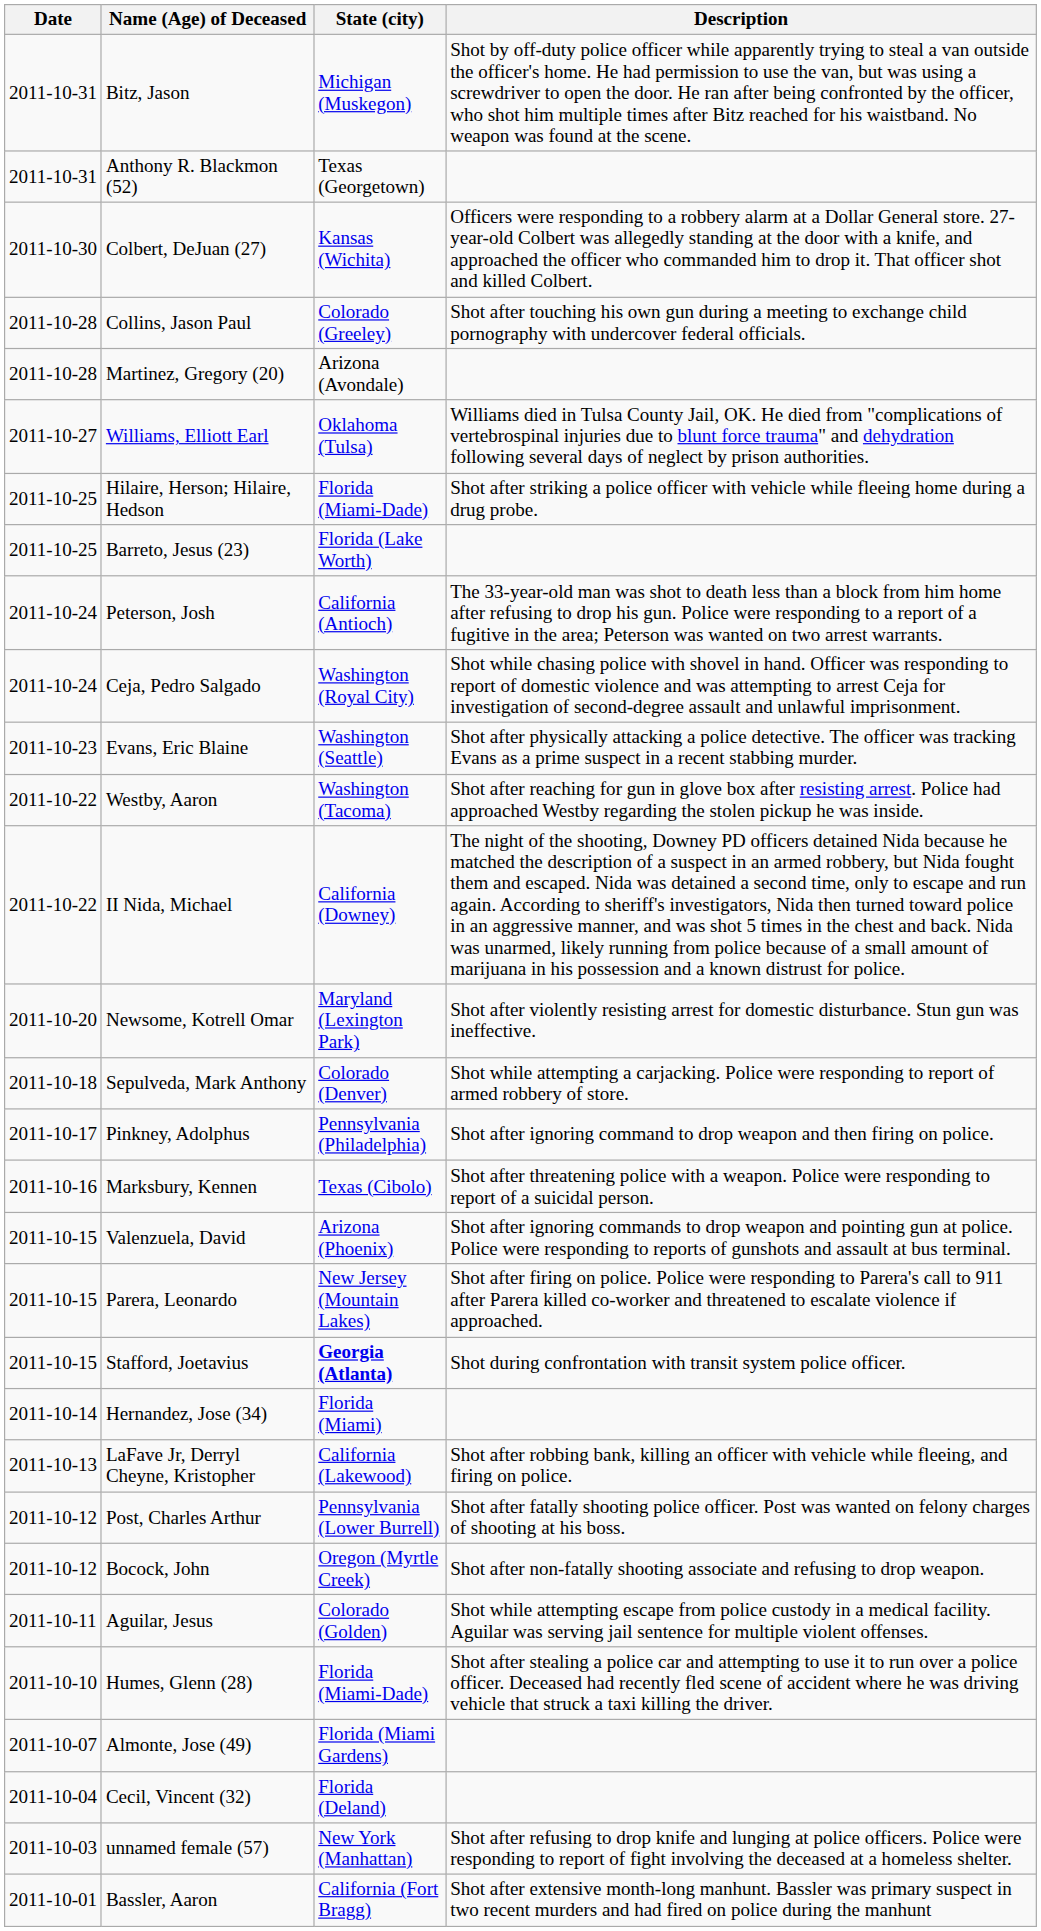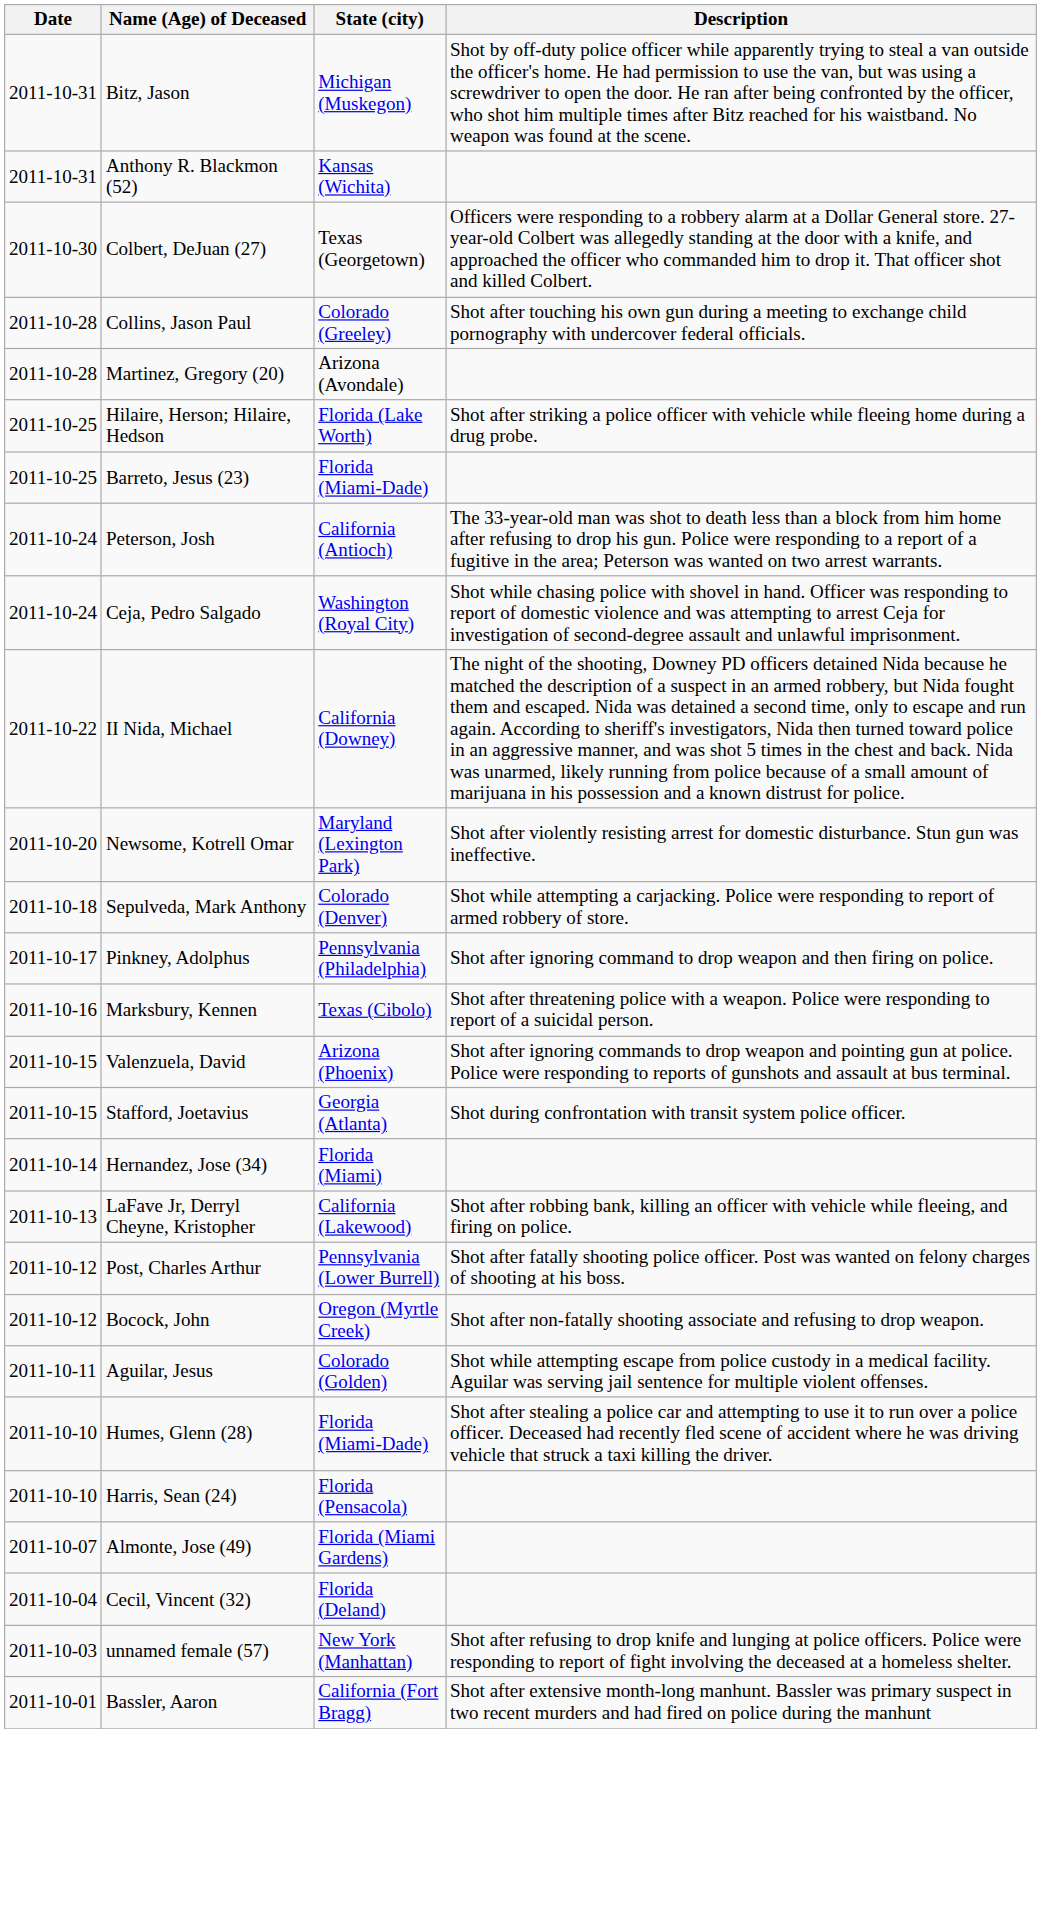(371, 176) Texas (Georgetown) -> (354, 176) Kansas (Wichita)
(354, 249) Kansas (Wichita) -> (371, 249) Texas (Georgetown)
- row: (187, 436)
(373, 498) Florida (Miami-Dade) -> (370, 425) Florida (Lake Worth)
(370, 550) Florida (Lake Worth) -> (373, 477) Florida (Miami-Dade)
- row: (177, 748)
- row: (162, 799)
- row: (171, 1300)
(355, 1362) bold -> (353, 1113) normal
+ row: (171, 1495)
